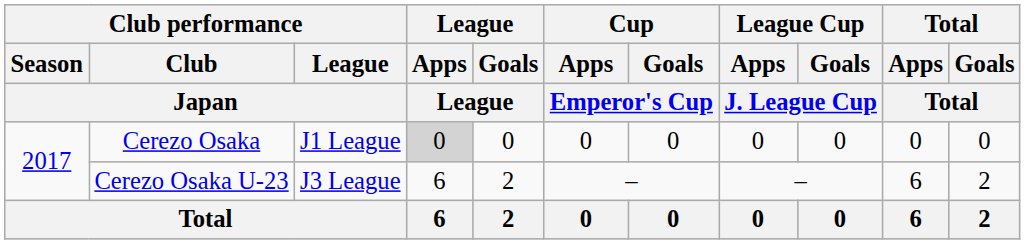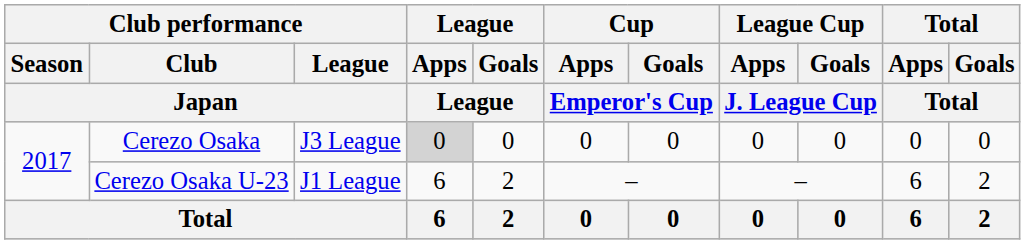(350, 141) J1 League -> (350, 141) J3 League
(350, 180) J3 League -> (350, 180) J1 League
